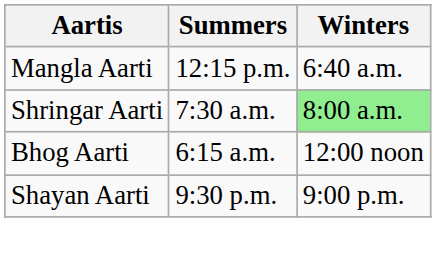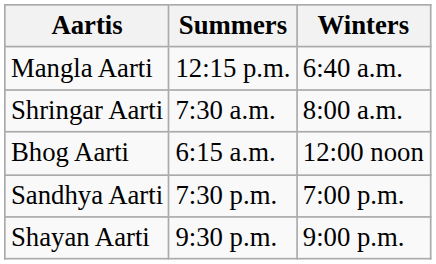(353, 110) lightgreen background -> (353, 110) no background
+ row: (87, 195)
